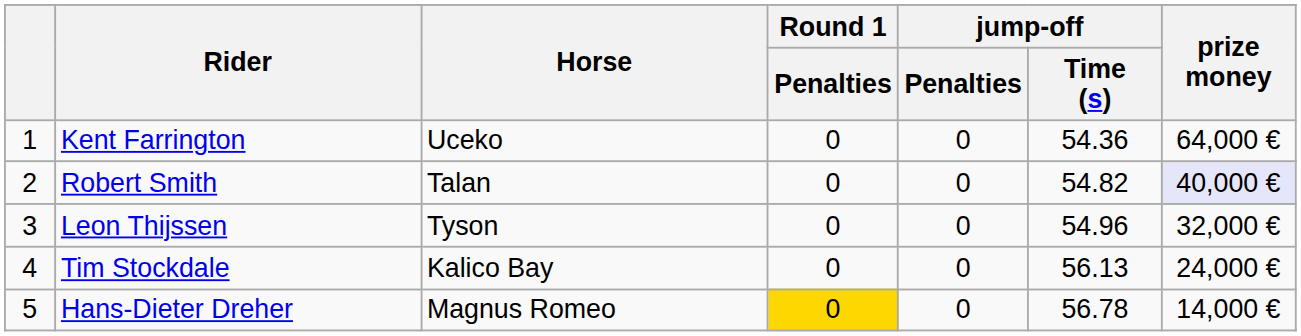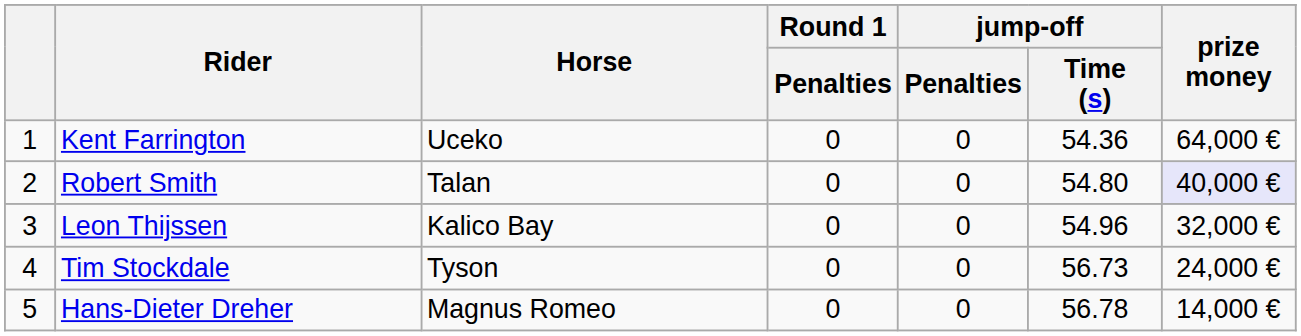(1095, 183) 54.82 -> (1095, 183) 54.80
(463, 225) Tyson -> (490, 225) Kalico Bay
(490, 268) Kalico Bay -> (463, 268) Tyson
(1095, 268) 56.13 -> (1095, 268) 56.73
(833, 310) gold background -> (833, 310) no background
